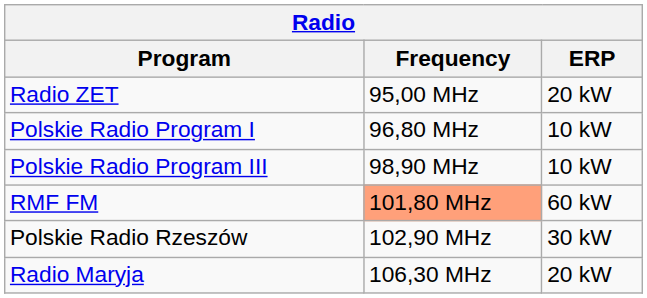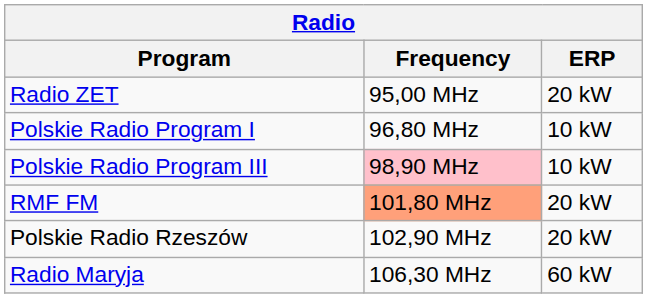(424, 166) no background -> (424, 166) pink background
(579, 202) 60 kW -> (579, 202) 20 kW
(579, 238) 30 kW -> (579, 238) 20 kW
(579, 274) 20 kW -> (579, 274) 60 kW
